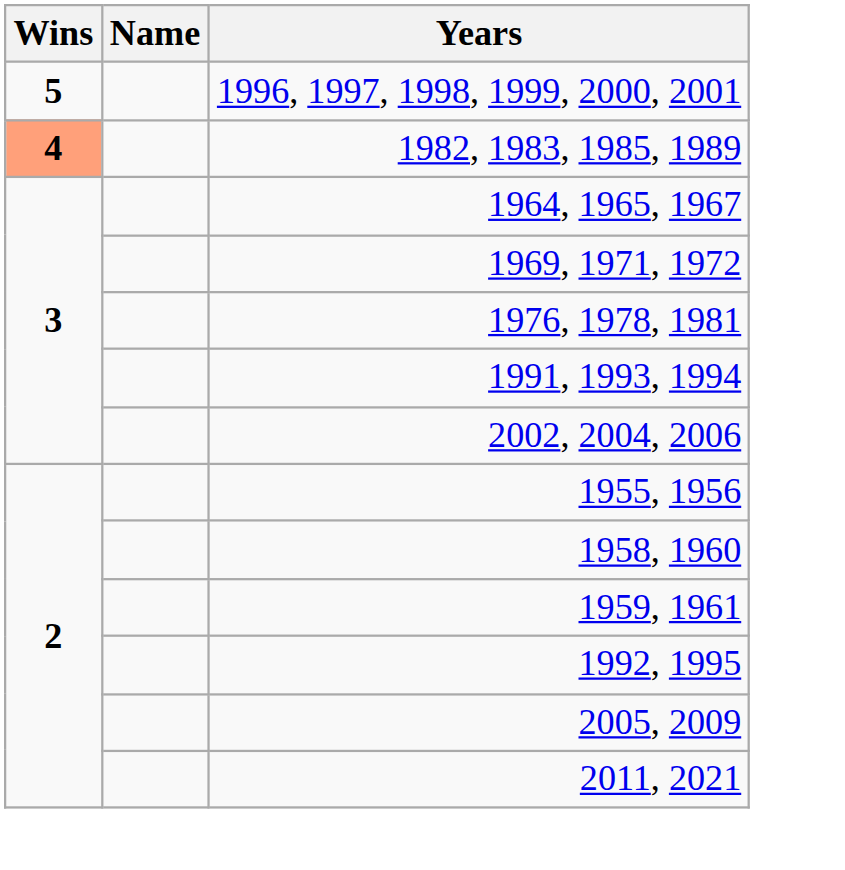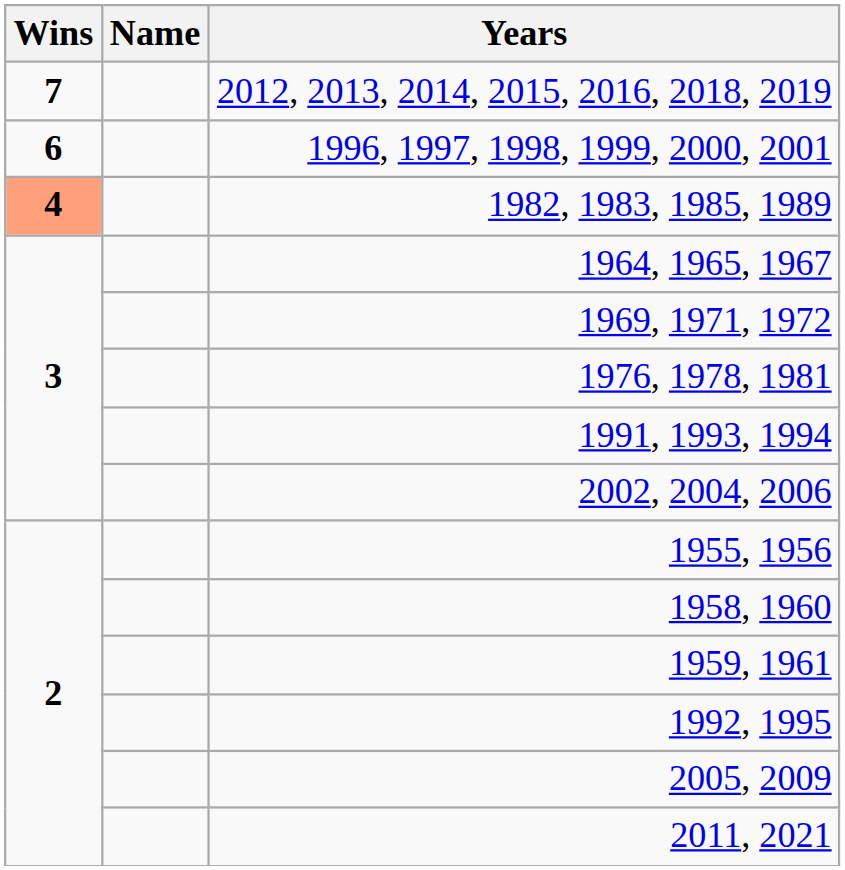+ row: (524, 90)
(53, 90) 5 -> (53, 147) 6
